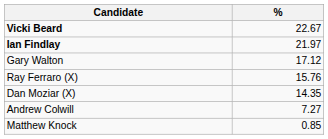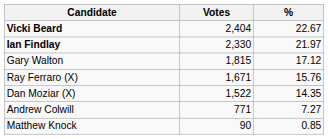+ column: (217, 12)
